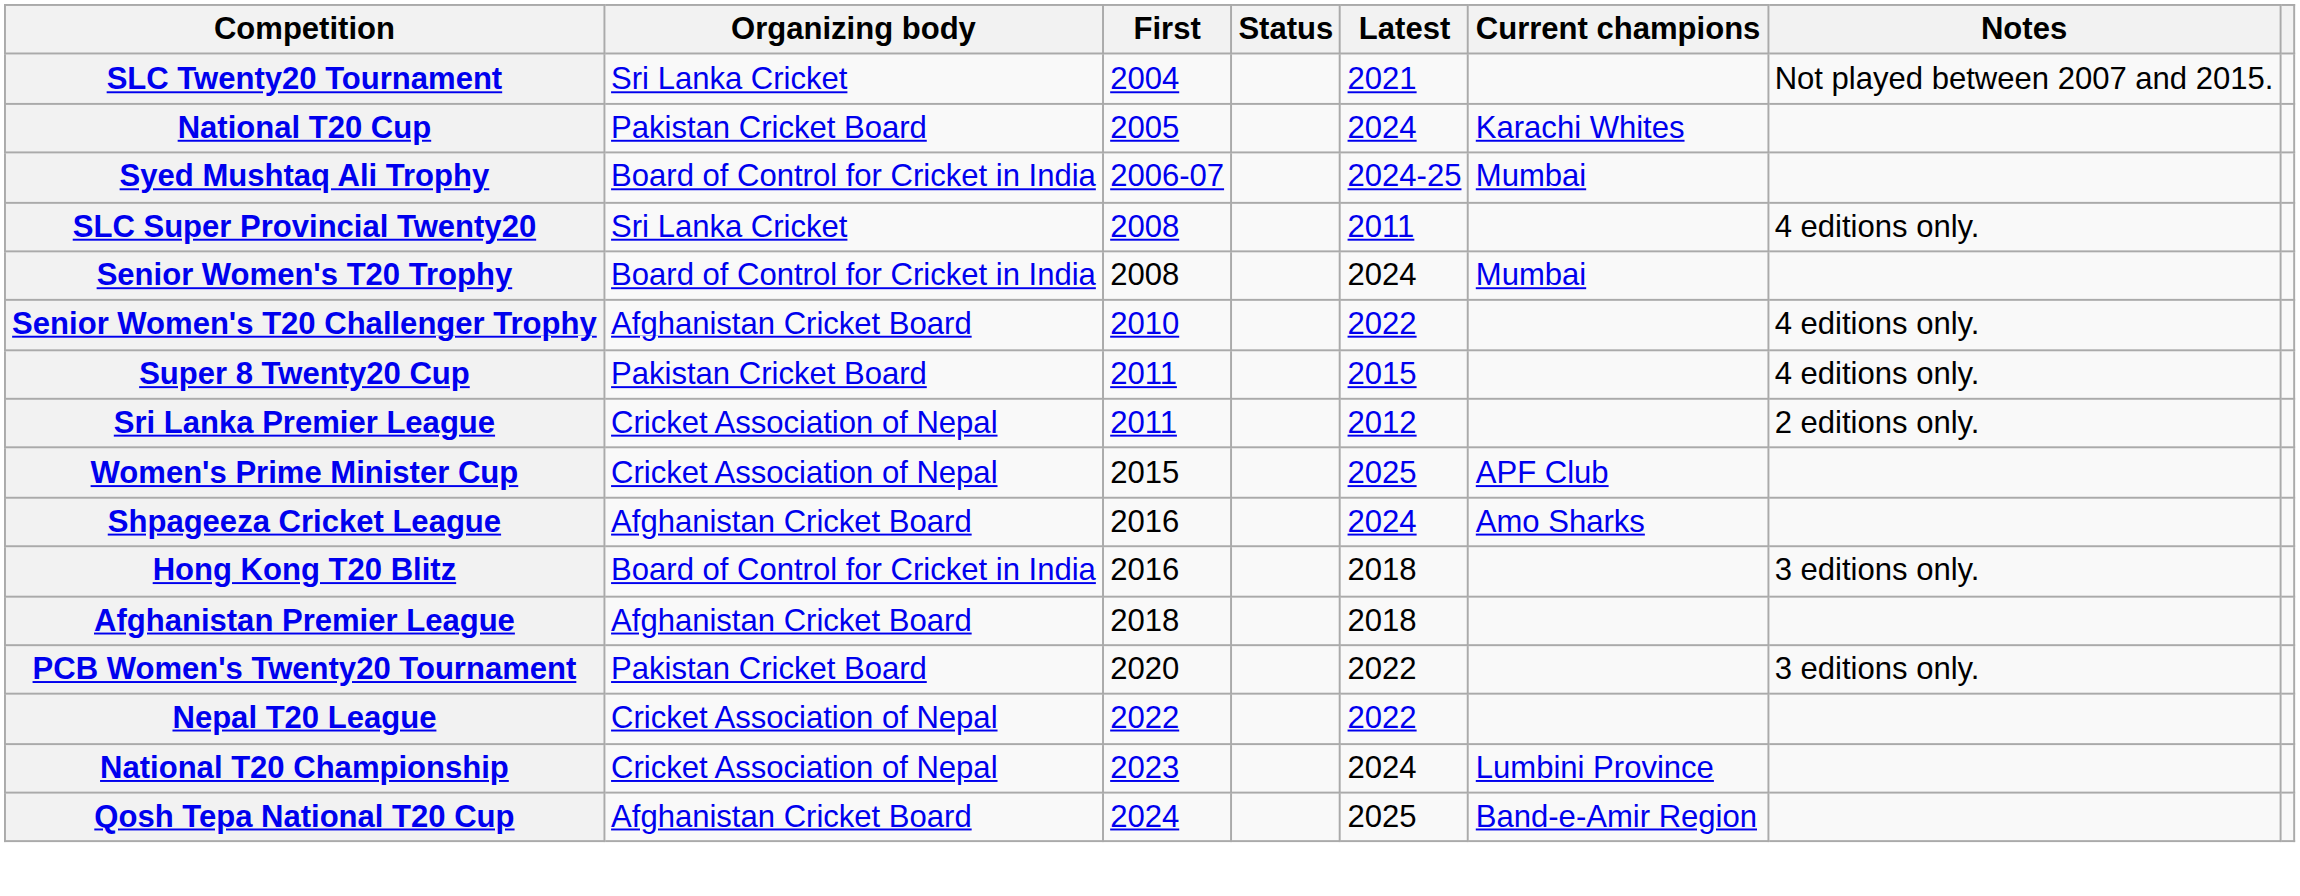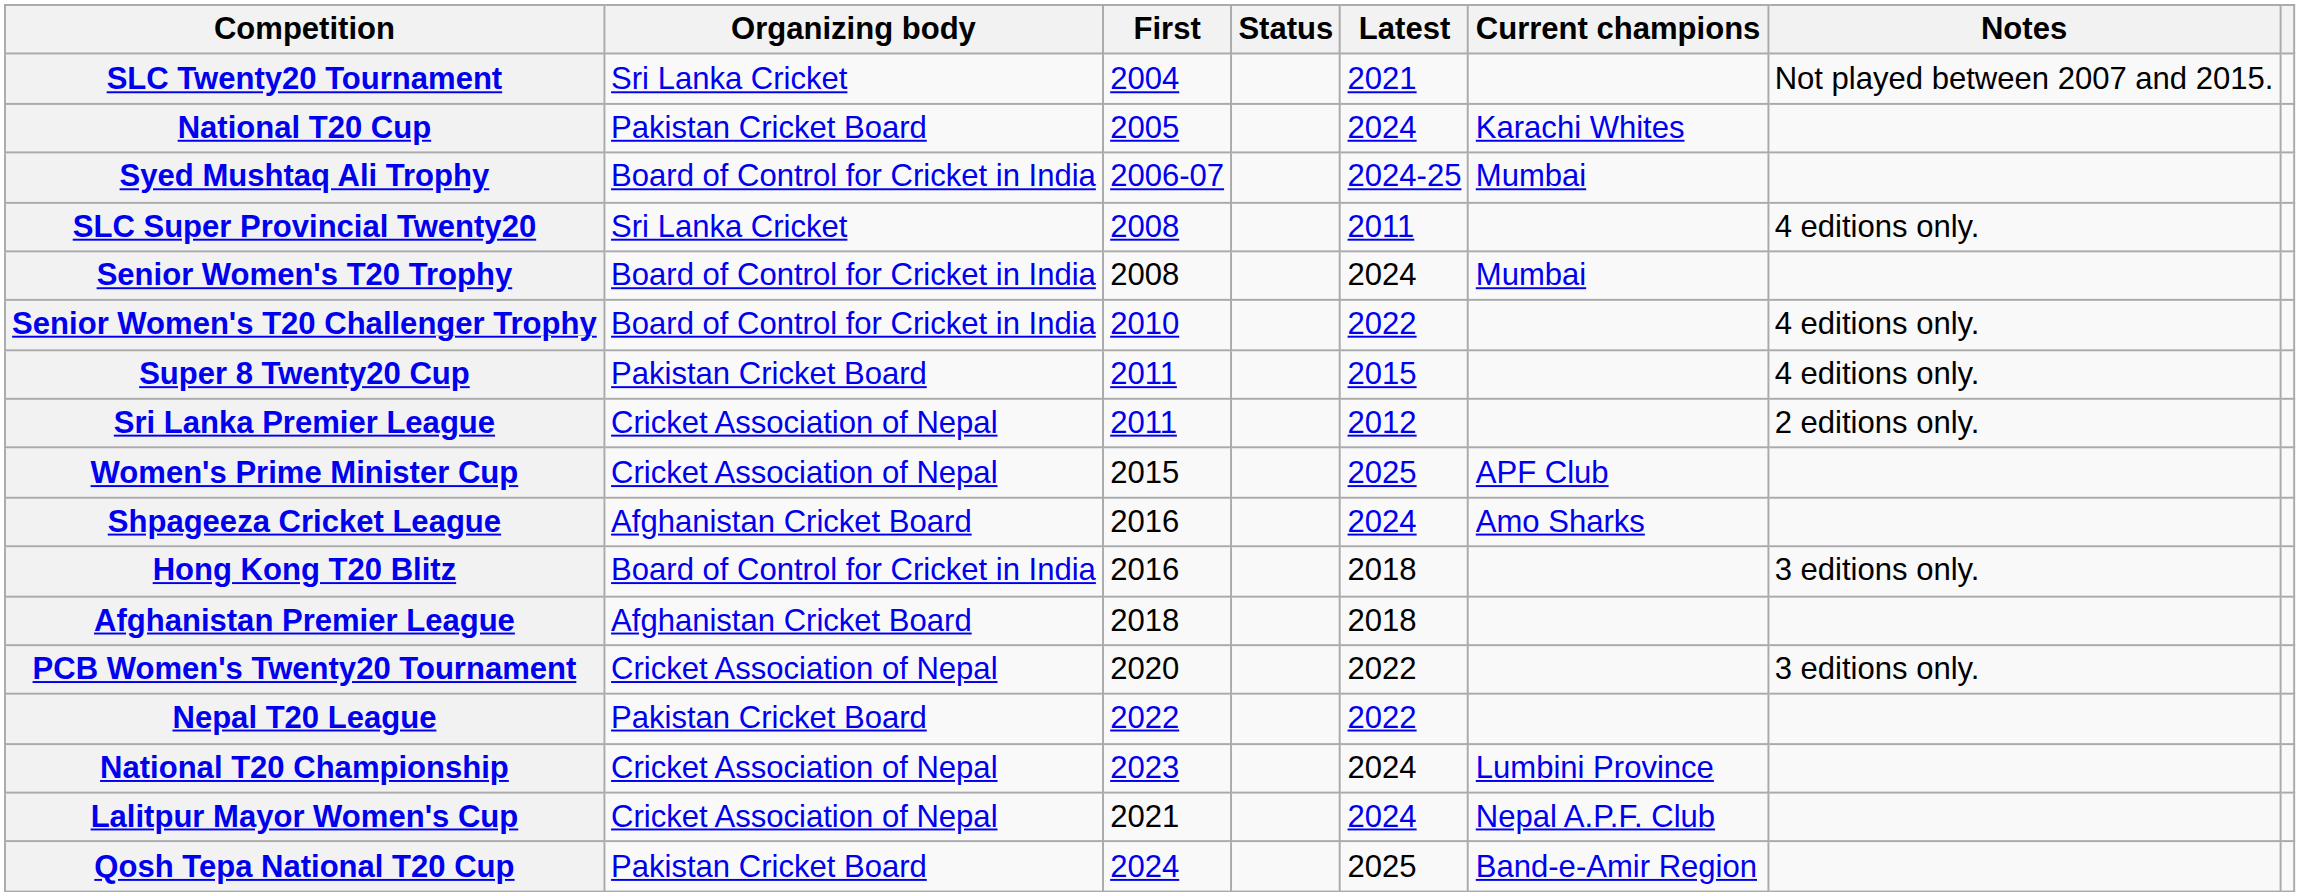(791, 324) Afghanistan Cricket Board -> (853, 324) Board of Control for Cricket in India
(769, 669) Pakistan Cricket Board -> (804, 669) Cricket Association of Nepal
(804, 718) Cricket Association of Nepal -> (769, 718) Pakistan Cricket Board
+ row: (304, 816)
(791, 816) Afghanistan Cricket Board -> (769, 865) Pakistan Cricket Board
